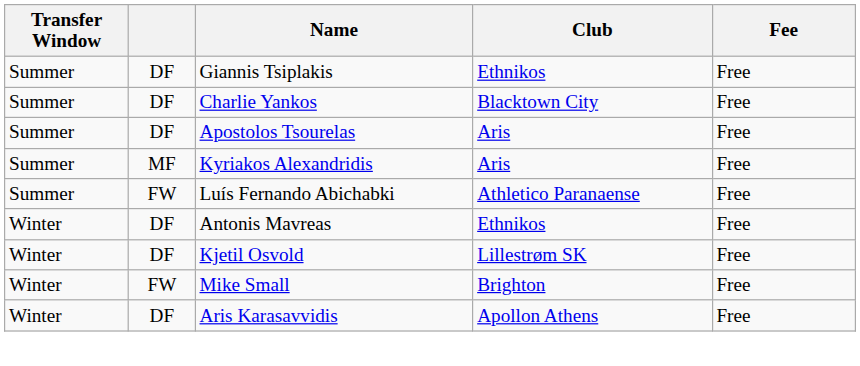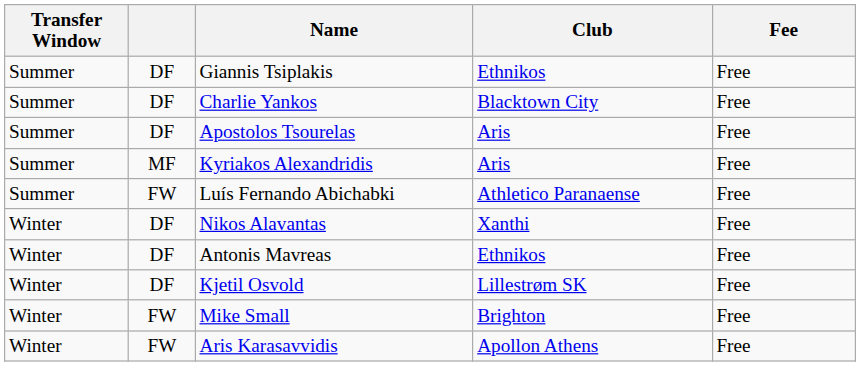+ row: (263, 224)
(162, 315) DF -> (162, 345) FW
